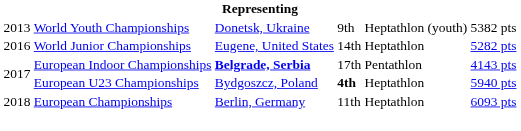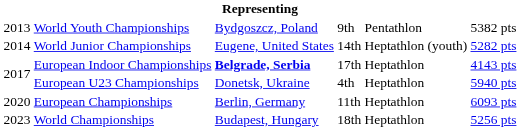(262, 27) Donetsk, Ukraine -> (266, 27) Bydgoszcz, Poland
(416, 27) Heptathlon (youth) -> (393, 27) Pentathlon
(17, 46) 2016 -> (17, 46) 2014
(394, 46) Heptathlon -> (416, 46) Heptathlon (youth)
(393, 64) Pentathlon -> (394, 64) Heptathlon
(266, 83) Bydgoszcz, Poland -> (262, 83) Donetsk, Ukraine
(347, 83) bold -> (346, 83) normal
(17, 101) 2018 -> (17, 101) 2020
+ row: (94, 120)
